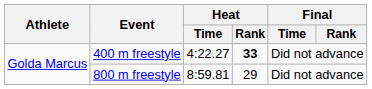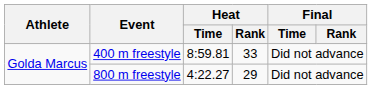(208, 54) 4:22.27 -> (208, 54) 8:59.81
(250, 54) bold -> (250, 54) normal
(208, 75) 8:59.81 -> (208, 75) 4:22.27
